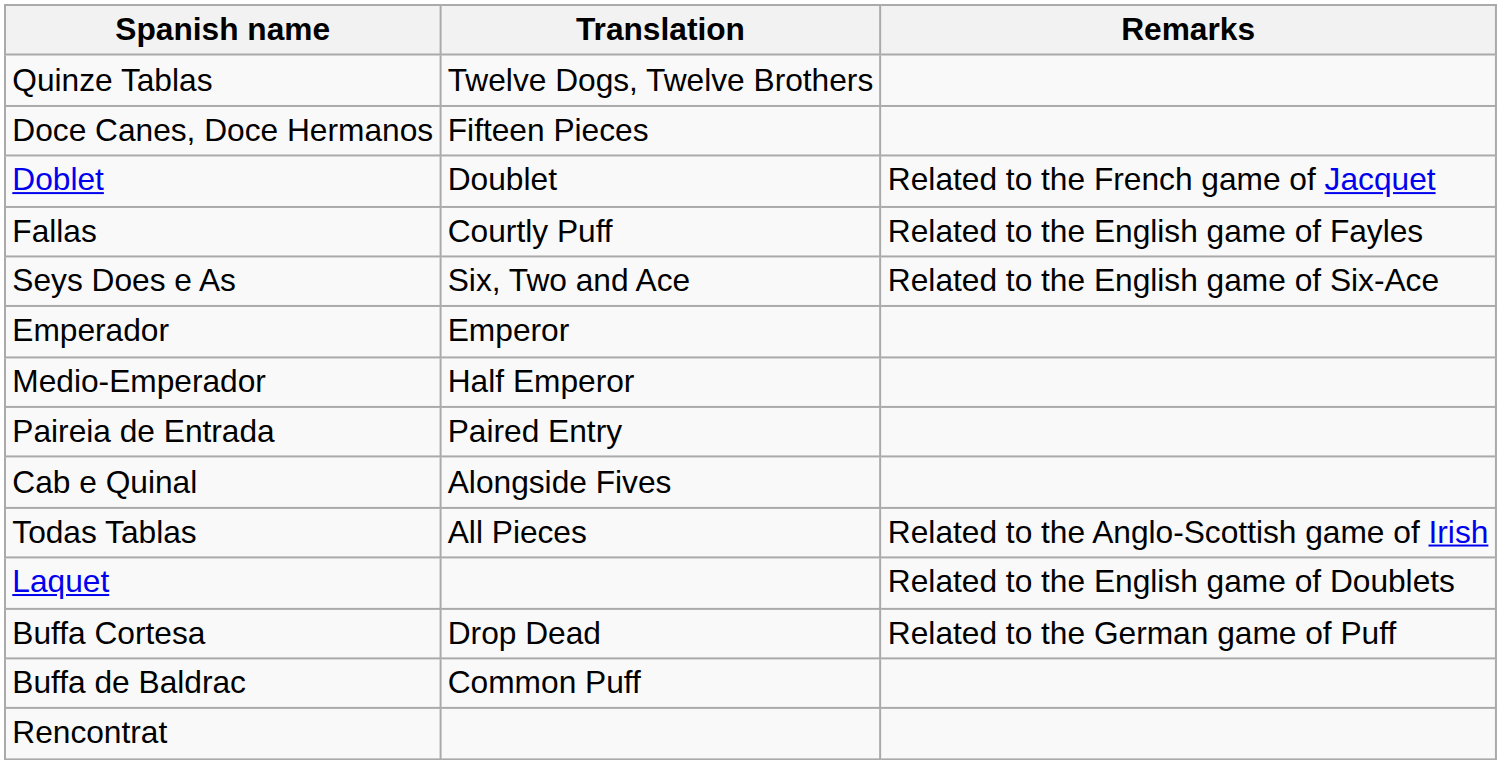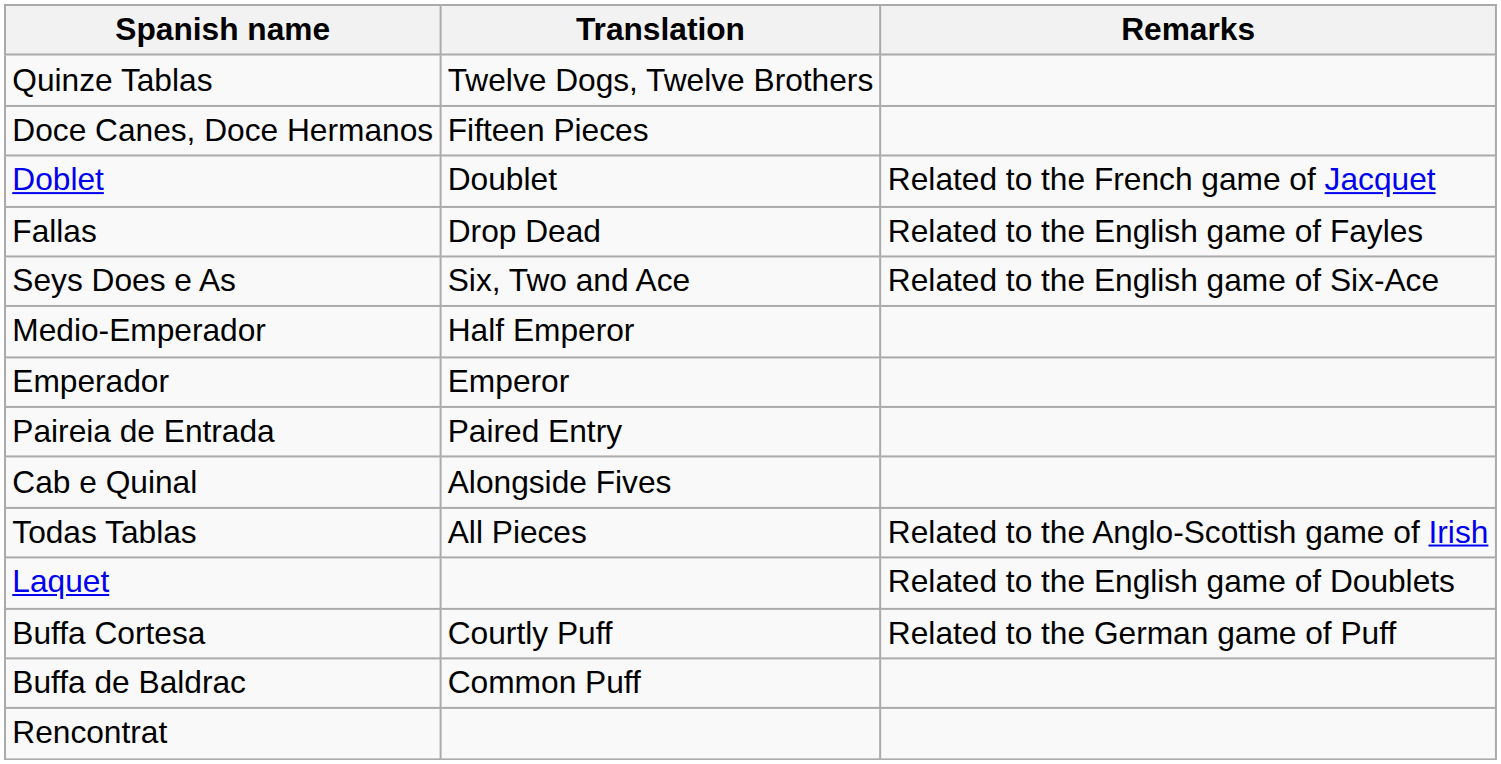(530, 230) Courtly Puff -> (524, 230) Drop Dead
rows swapped: (91, 331) <-> (139, 381)
(524, 632) Drop Dead -> (530, 632) Courtly Puff
